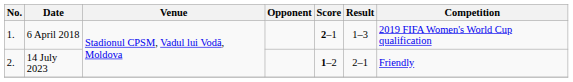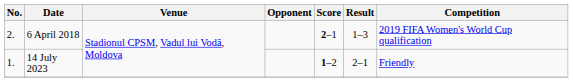(11, 35) 1. -> (11, 35) 2.
(11, 63) 2. -> (11, 63) 1.
